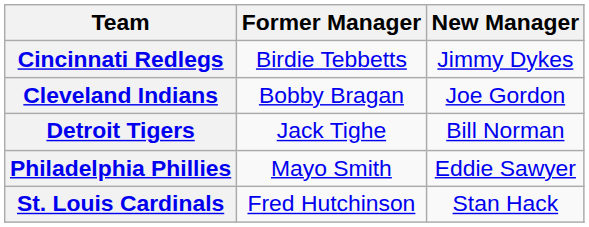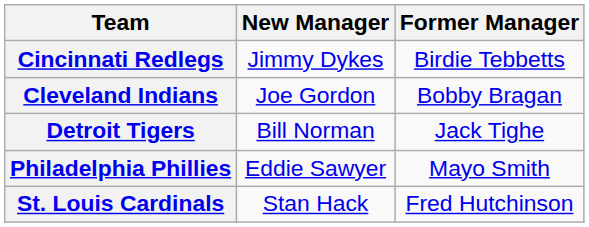columns swapped: (331, 22) <-> (505, 22)
